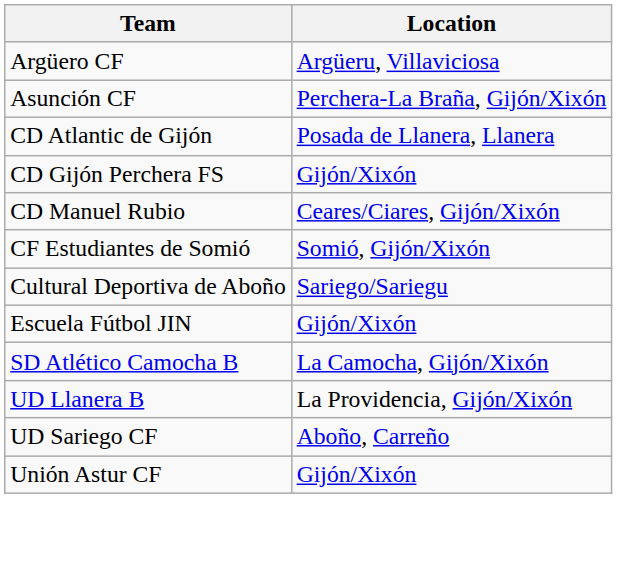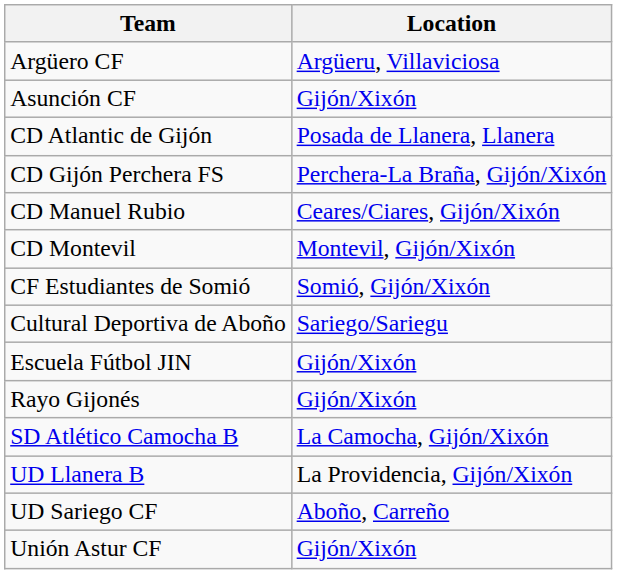(452, 98) Perchera-La Braña, Gijón/Xixón -> (357, 98) Gijón/Xixón
(357, 173) Gijón/Xixón -> (452, 173) Perchera-La Braña, Gijón/Xixón
+ row: (73, 248)
+ row: (75, 398)
